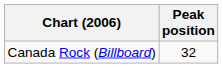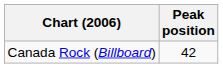(188, 52) 32 -> (188, 52) 42
